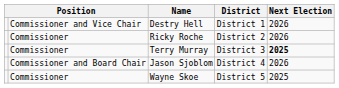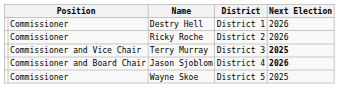(76, 24) Commissioner and Vice Chair -> (39, 24) Commissioner
(39, 50) Commissioner -> (76, 50) Commissioner and Vice Chair
(279, 63) normal -> (279, 63) bold
